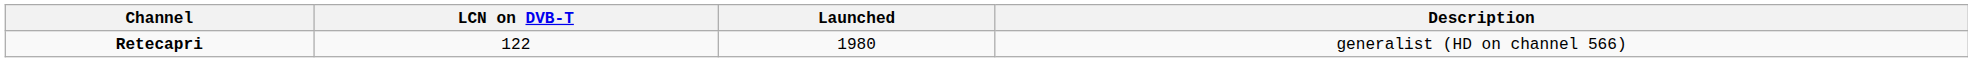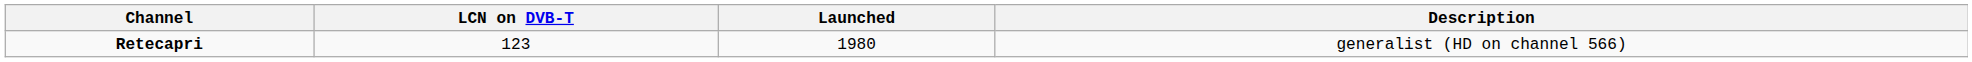(516, 44) 122 -> (516, 44) 123
